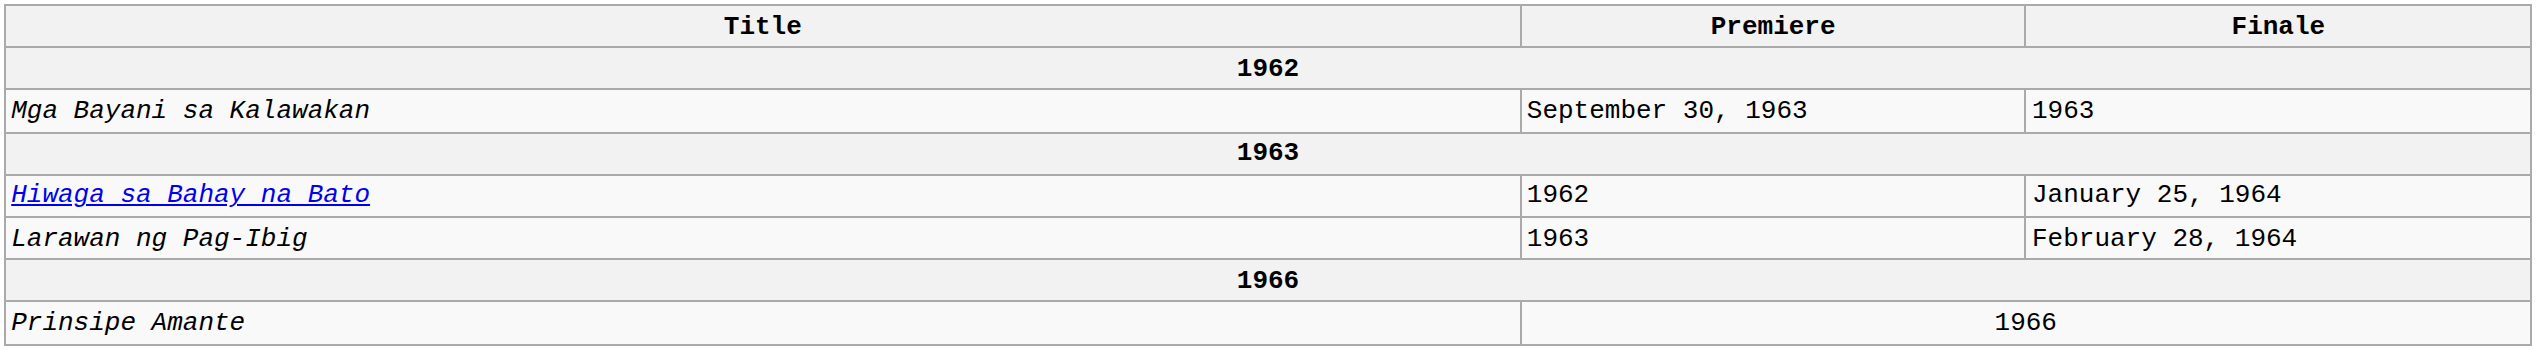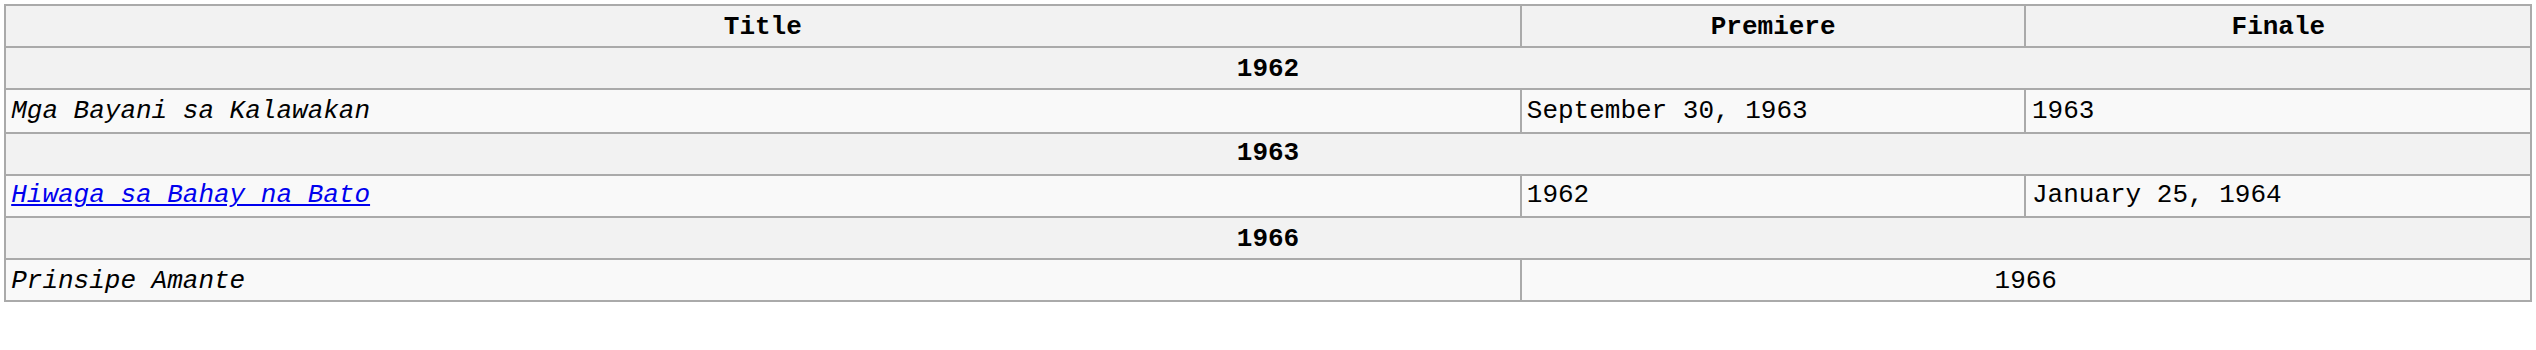- row: (159, 238)
